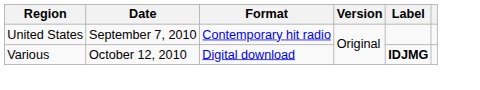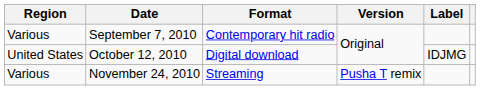(45, 34) United States -> (28, 34) Various
(28, 54) Various -> (45, 54) United States
(408, 54) bold -> (447, 54) normal
+ row: (145, 74)
